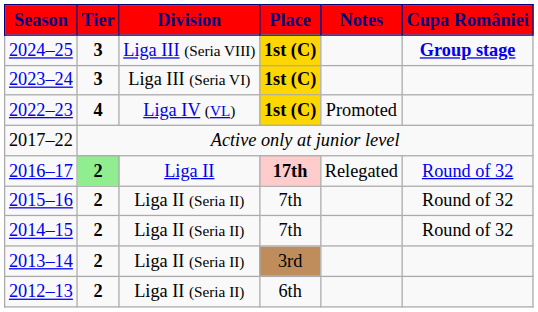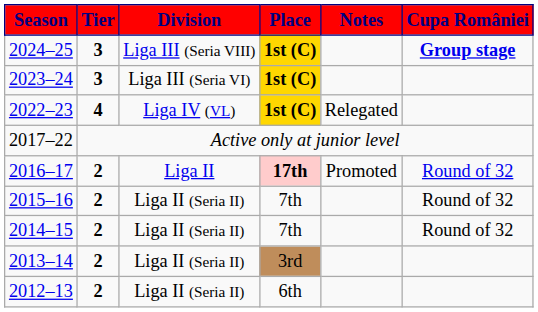(361, 110) Promoted -> (361, 110) Relegated
(98, 170) lightgreen background -> (98, 170) no background
(361, 170) Relegated -> (361, 170) Promoted
